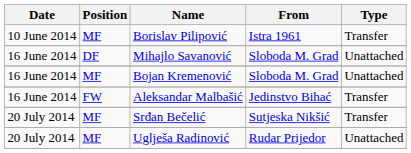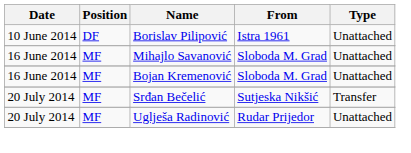(92, 35) MF -> (91, 35) DF
(366, 35) Transfer -> (362, 35) Unattached
(91, 55) DF -> (92, 55) MF
- row: (188, 96)
